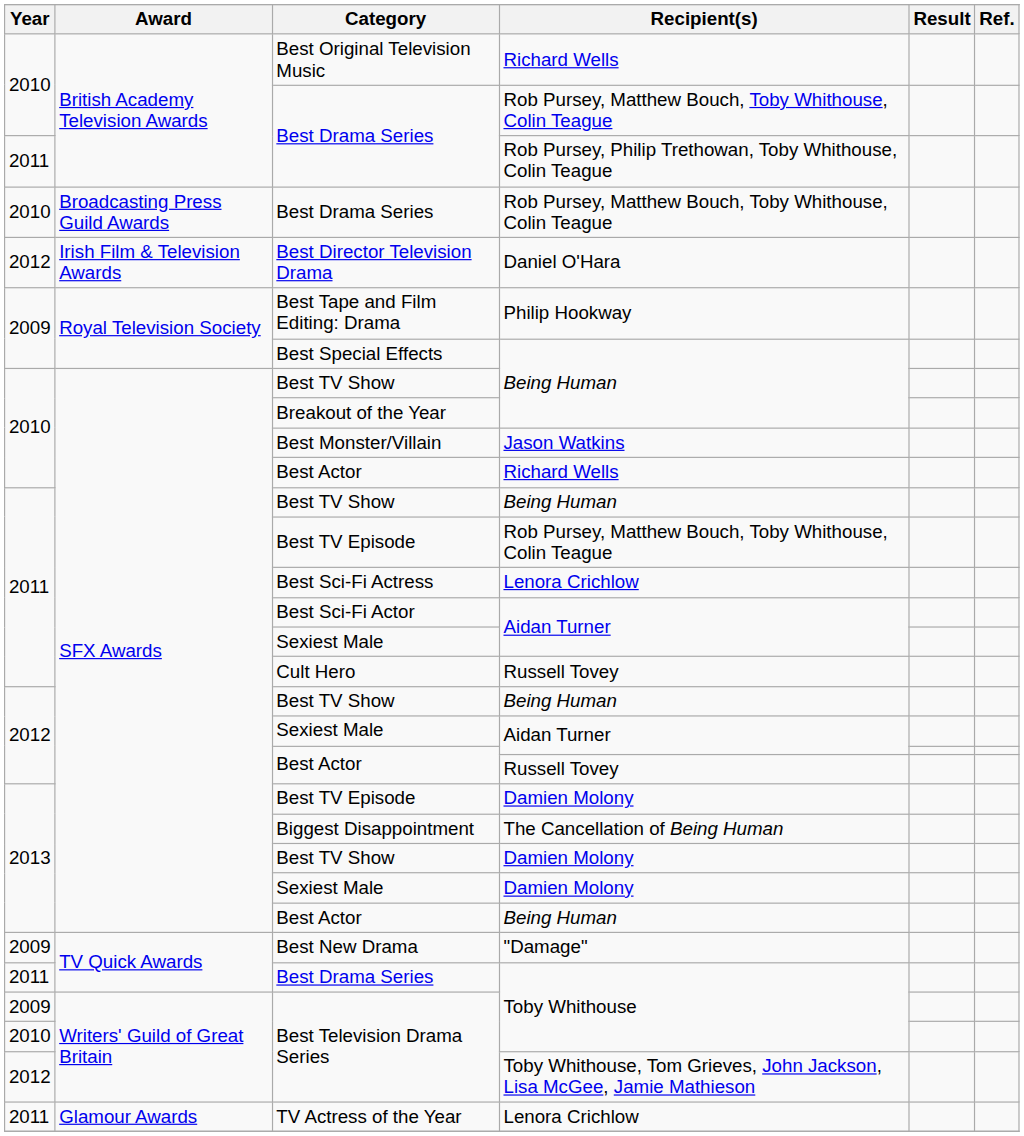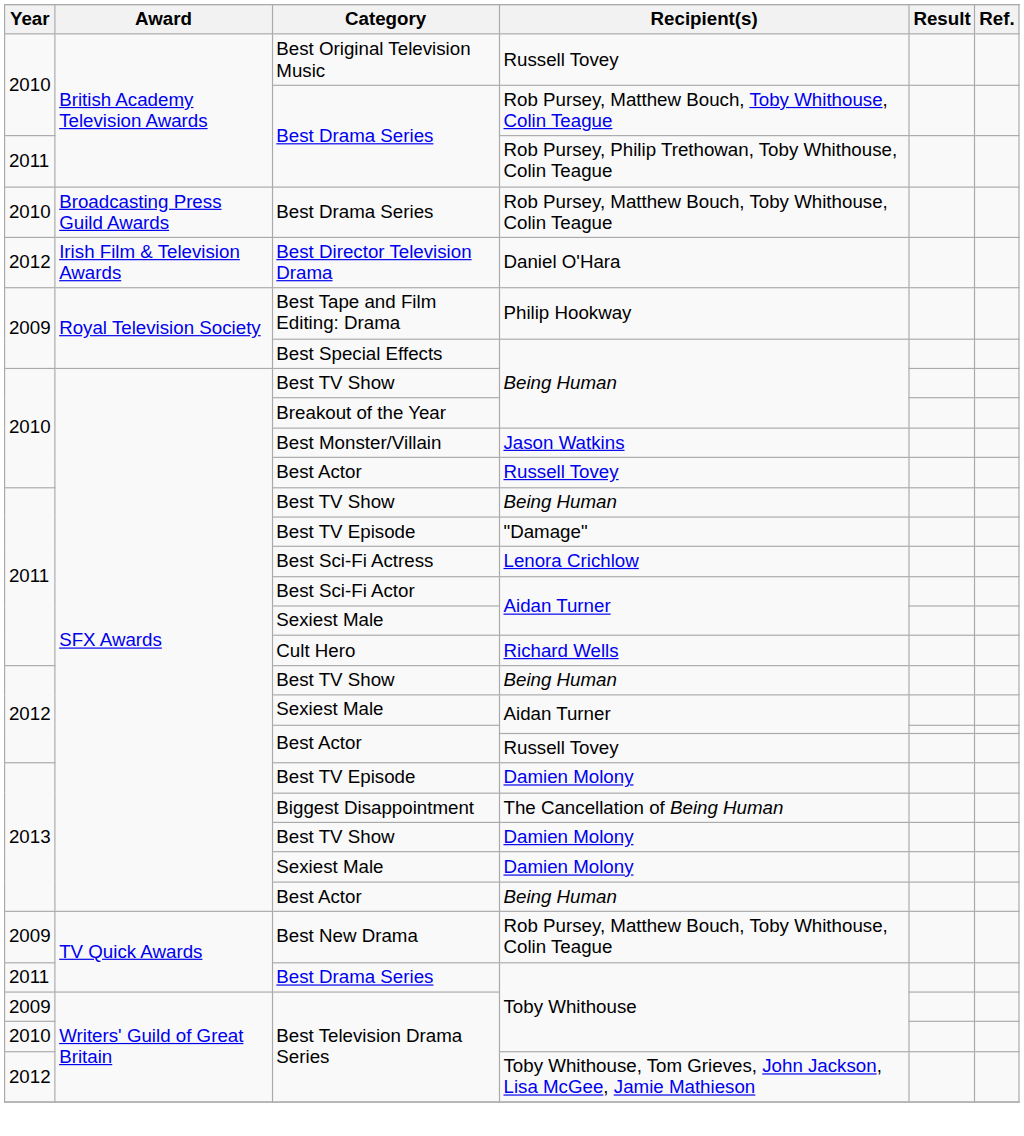(561, 59) Richard Wells -> (561, 59) Russell Tovey
(561, 472) Richard Wells -> (561, 472) Russell Tovey
(696, 542) Rob Pursey, Matthew Bouch, Toby Whithouse, Colin Teague -> (546, 531) "Damage"
(561, 671) Russell Tovey -> (561, 650) Richard Wells
(546, 947) "Damage" -> (696, 936) Rob Pursey, Matthew Bouch, Toby Whithouse, Colin Teague
- row: (29, 1116)
